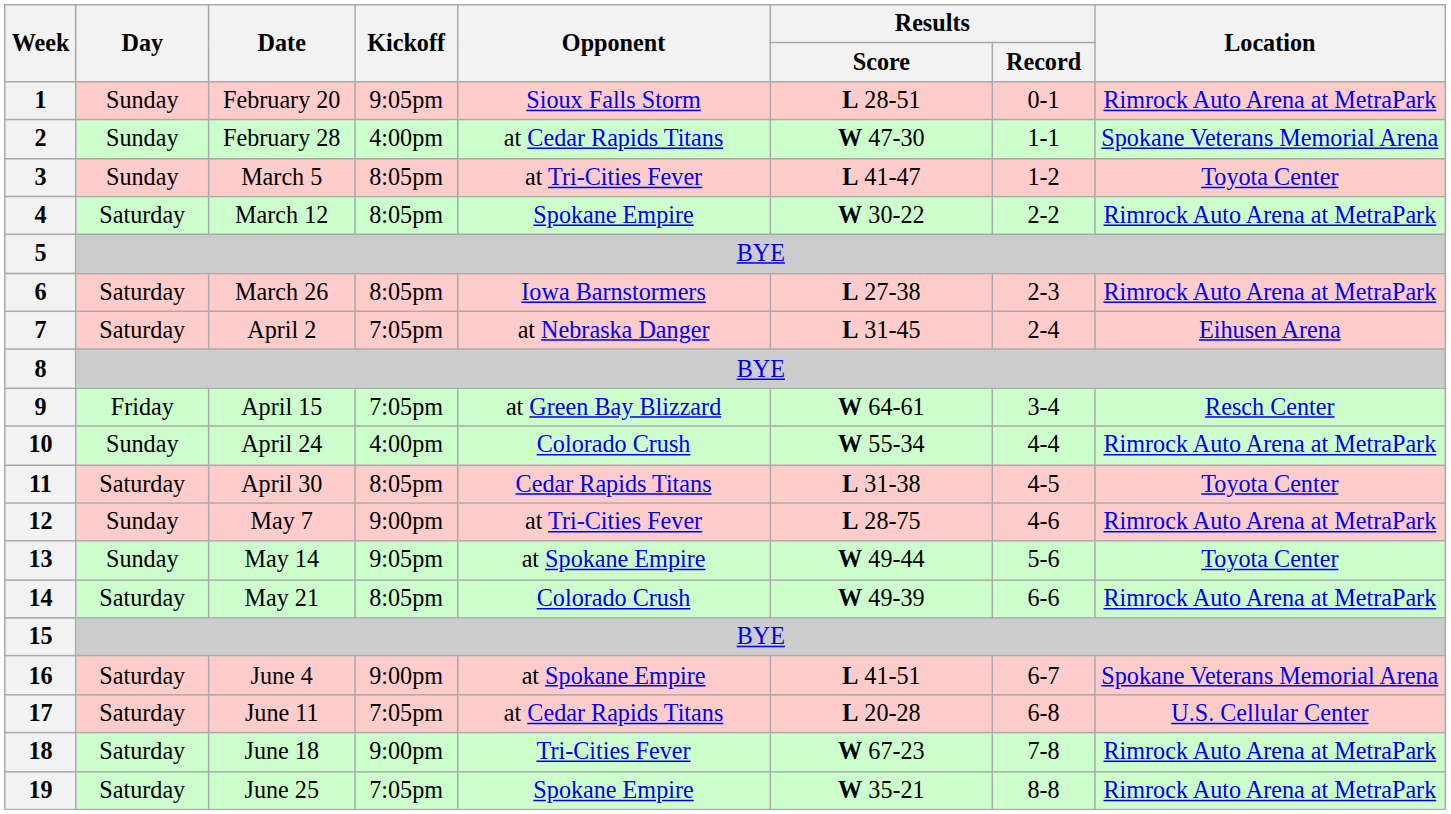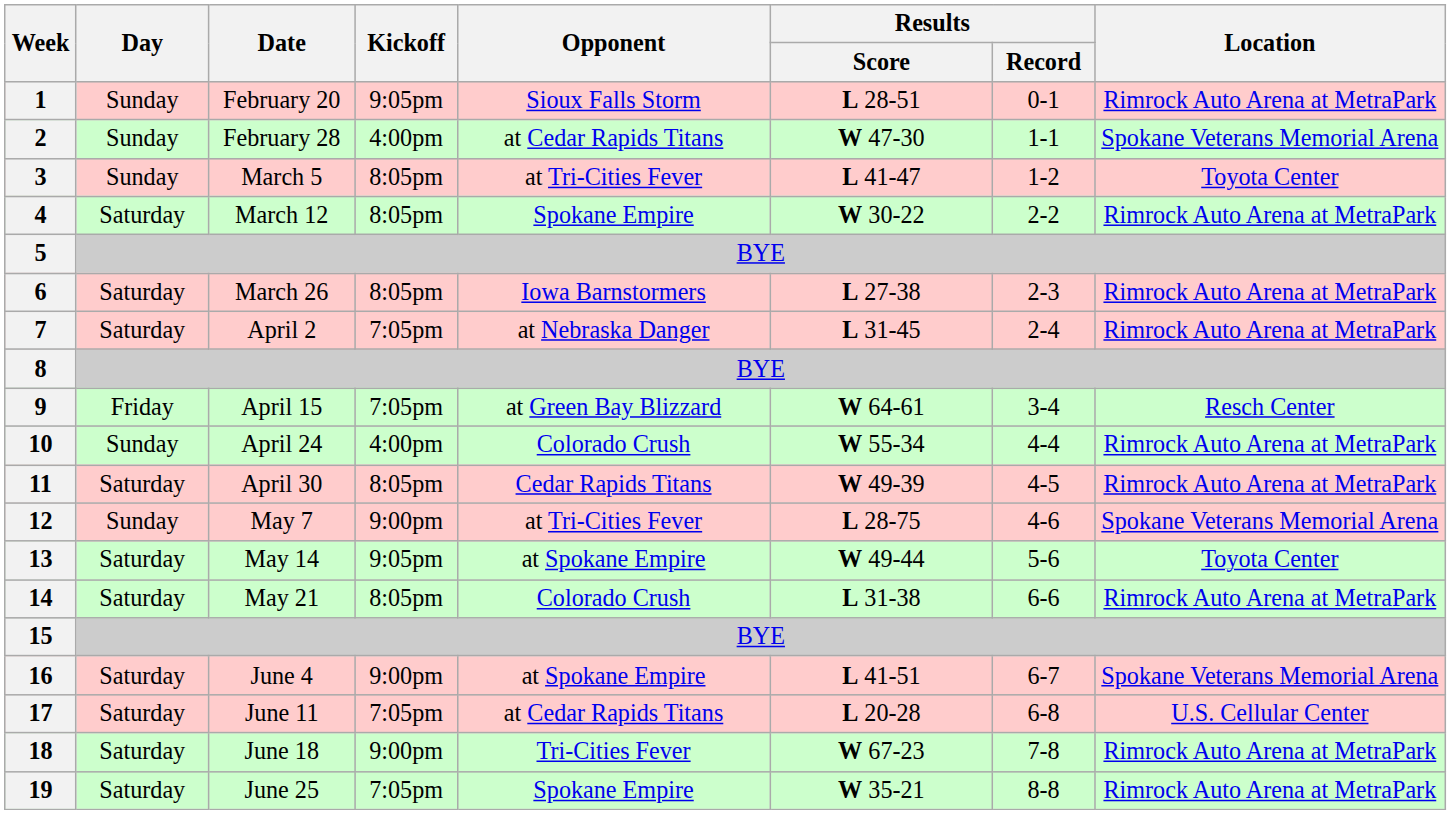(1270, 330) Eihusen Arena -> (1270, 330) Rimrock Auto Arena at MetraPark
(881, 483) L 31-38 -> (881, 483) W 49-39
(1270, 483) Toyota Center -> (1270, 483) Rimrock Auto Arena at MetraPark
(1270, 521) Rimrock Auto Arena at MetraPark -> (1270, 521) Spokane Veterans Memorial Arena
(142, 560) Sunday -> (142, 560) Saturday
(881, 598) W 49-39 -> (881, 598) L 31-38
